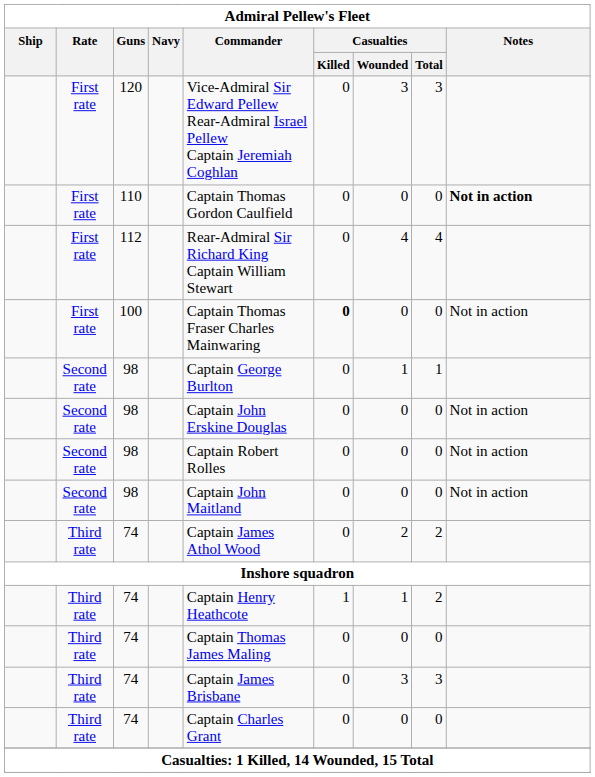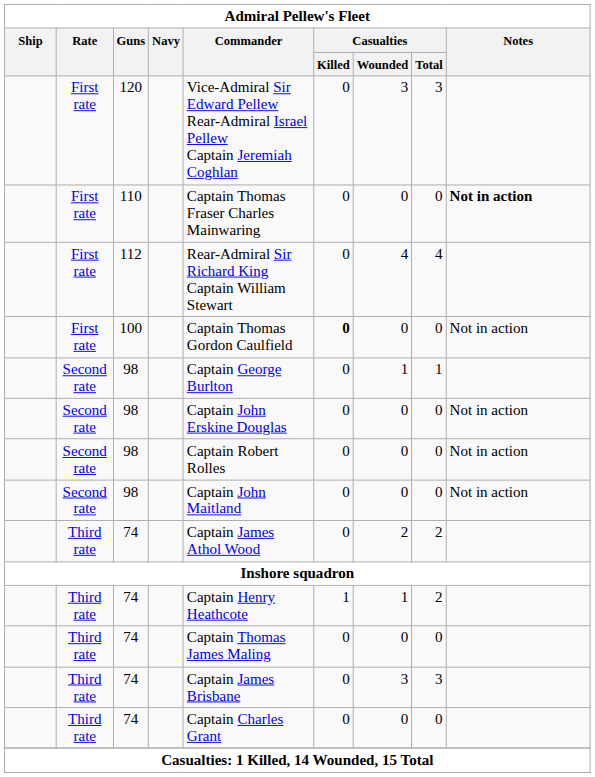(240, 204) Captain Thomas Gordon Caulfield -> (236, 213) Captain Thomas Fraser Charles Mainwaring
(236, 328) Captain Thomas Fraser Charles Mainwaring -> (240, 337) Captain Thomas Gordon Caulfield
